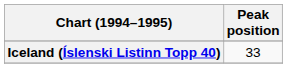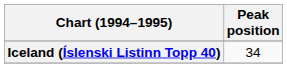(253, 52) 33 -> (253, 52) 34
